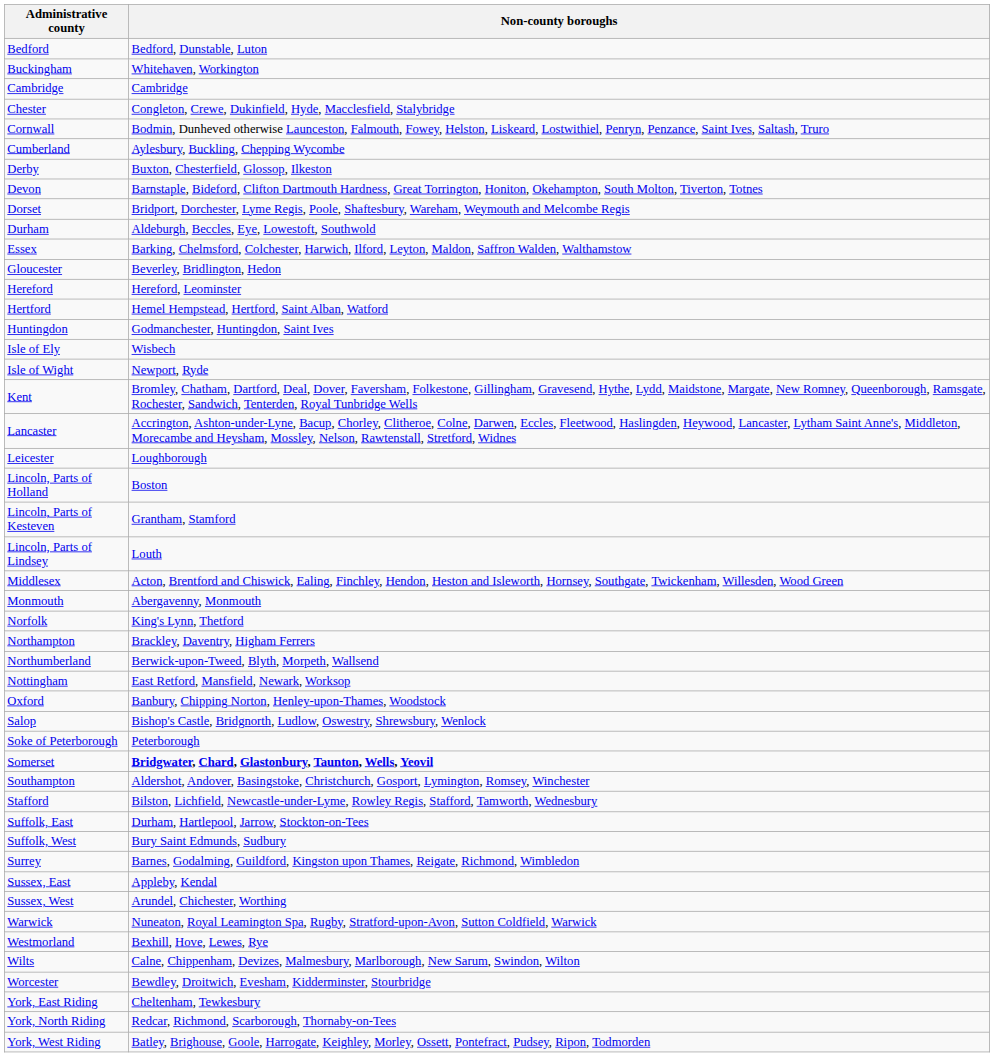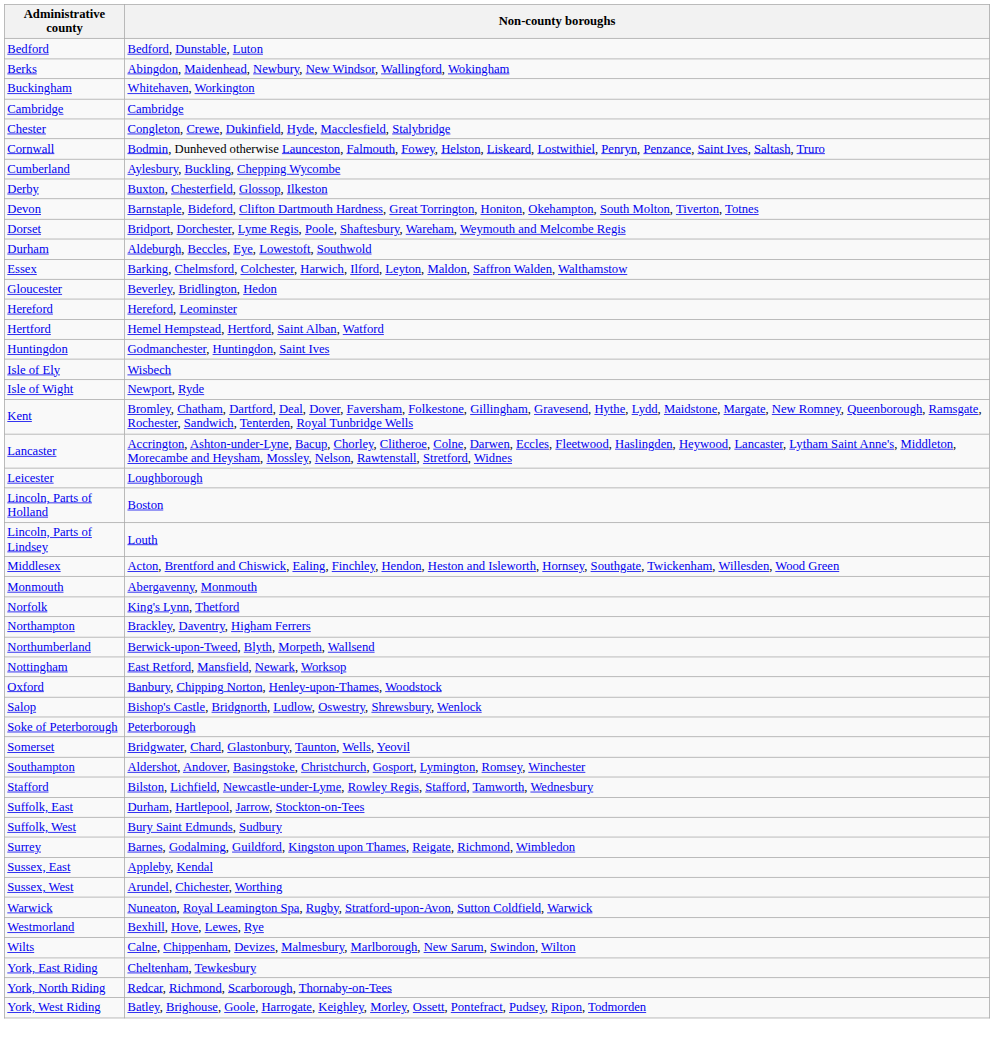+ row: (22, 68)
- row: (50, 519)
(282, 761) bold -> (269, 747) normal
- row: (33, 981)
